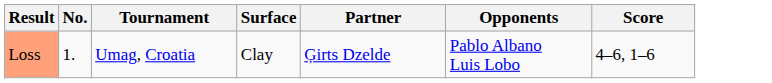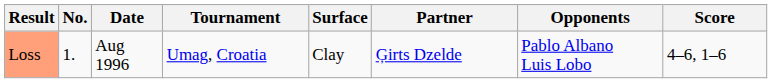+ column: (127, 17)
